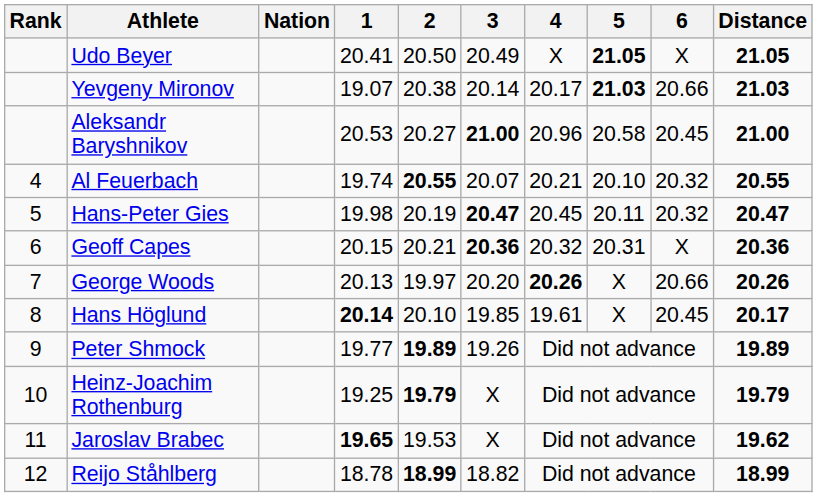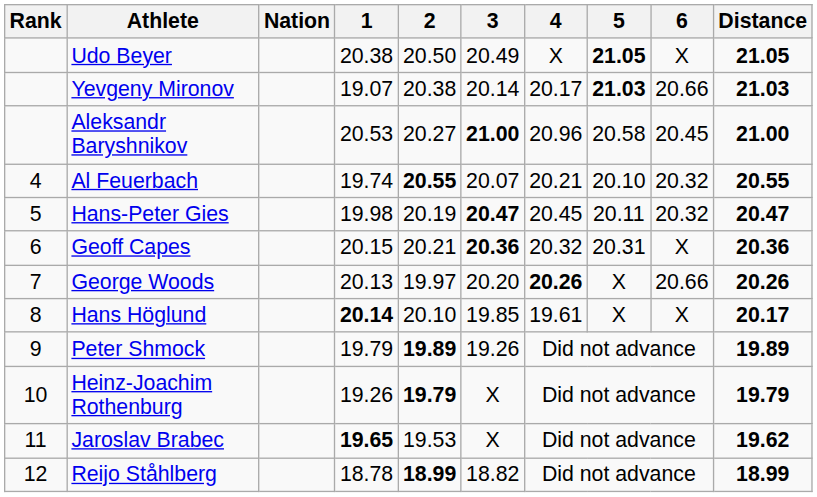(367, 55) 20.41 -> (367, 55) 20.38
(682, 315) 20.45 -> (682, 315) X
(367, 349) 19.77 -> (367, 349) 19.79
(367, 394) 19.25 -> (367, 394) 19.26
